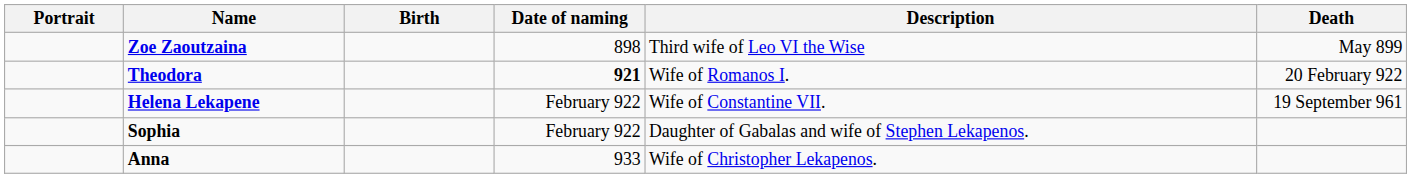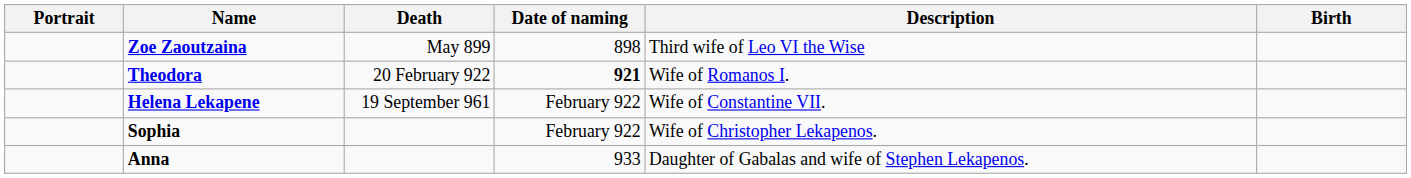columns swapped: (419, 18) <-> (1331, 18)
(839, 131) Daughter of Gabalas and wife of Stephen Lekapenos. -> (763, 131) Wife of Christopher Lekapenos.
(763, 159) Wife of Christopher Lekapenos. -> (839, 159) Daughter of Gabalas and wife of Stephen Lekapenos.
